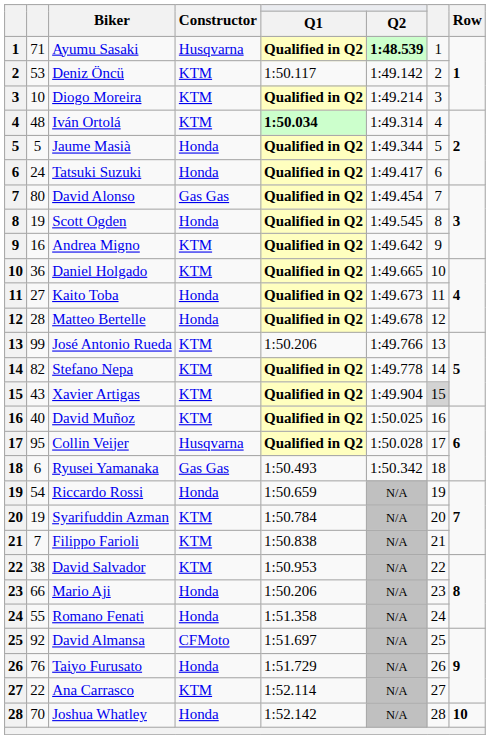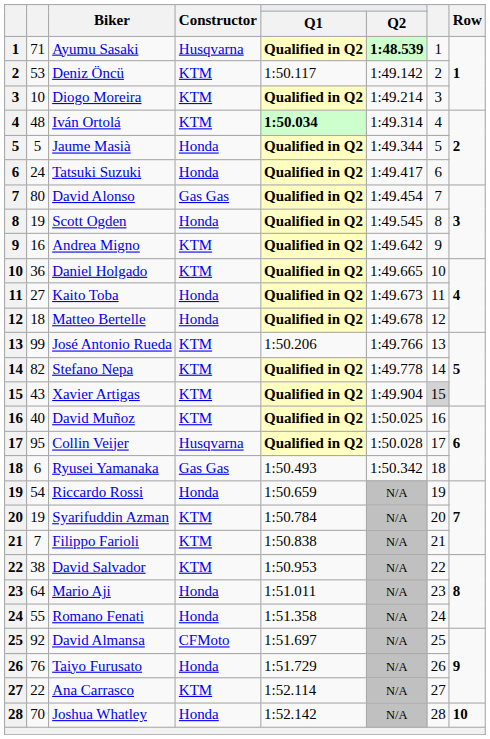(38, 319) 28 -> (38, 319) 18
(38, 591) 66 -> (38, 591) 64
(290, 591) 1:50.206 -> (290, 591) 1:51.011
